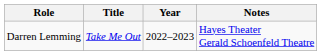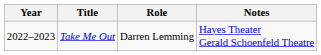columns swapped: (170, 13) <-> (44, 13)
